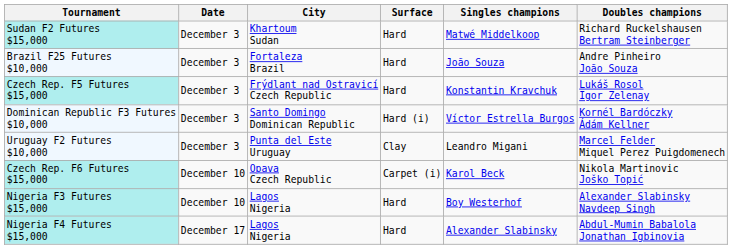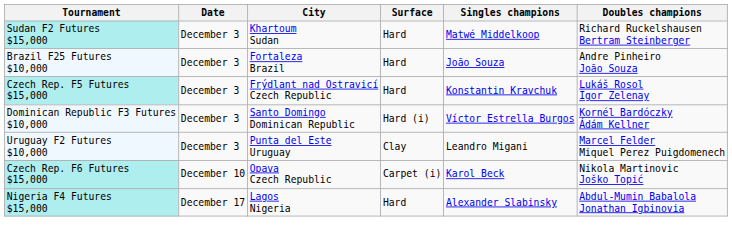- row: (59, 202)
